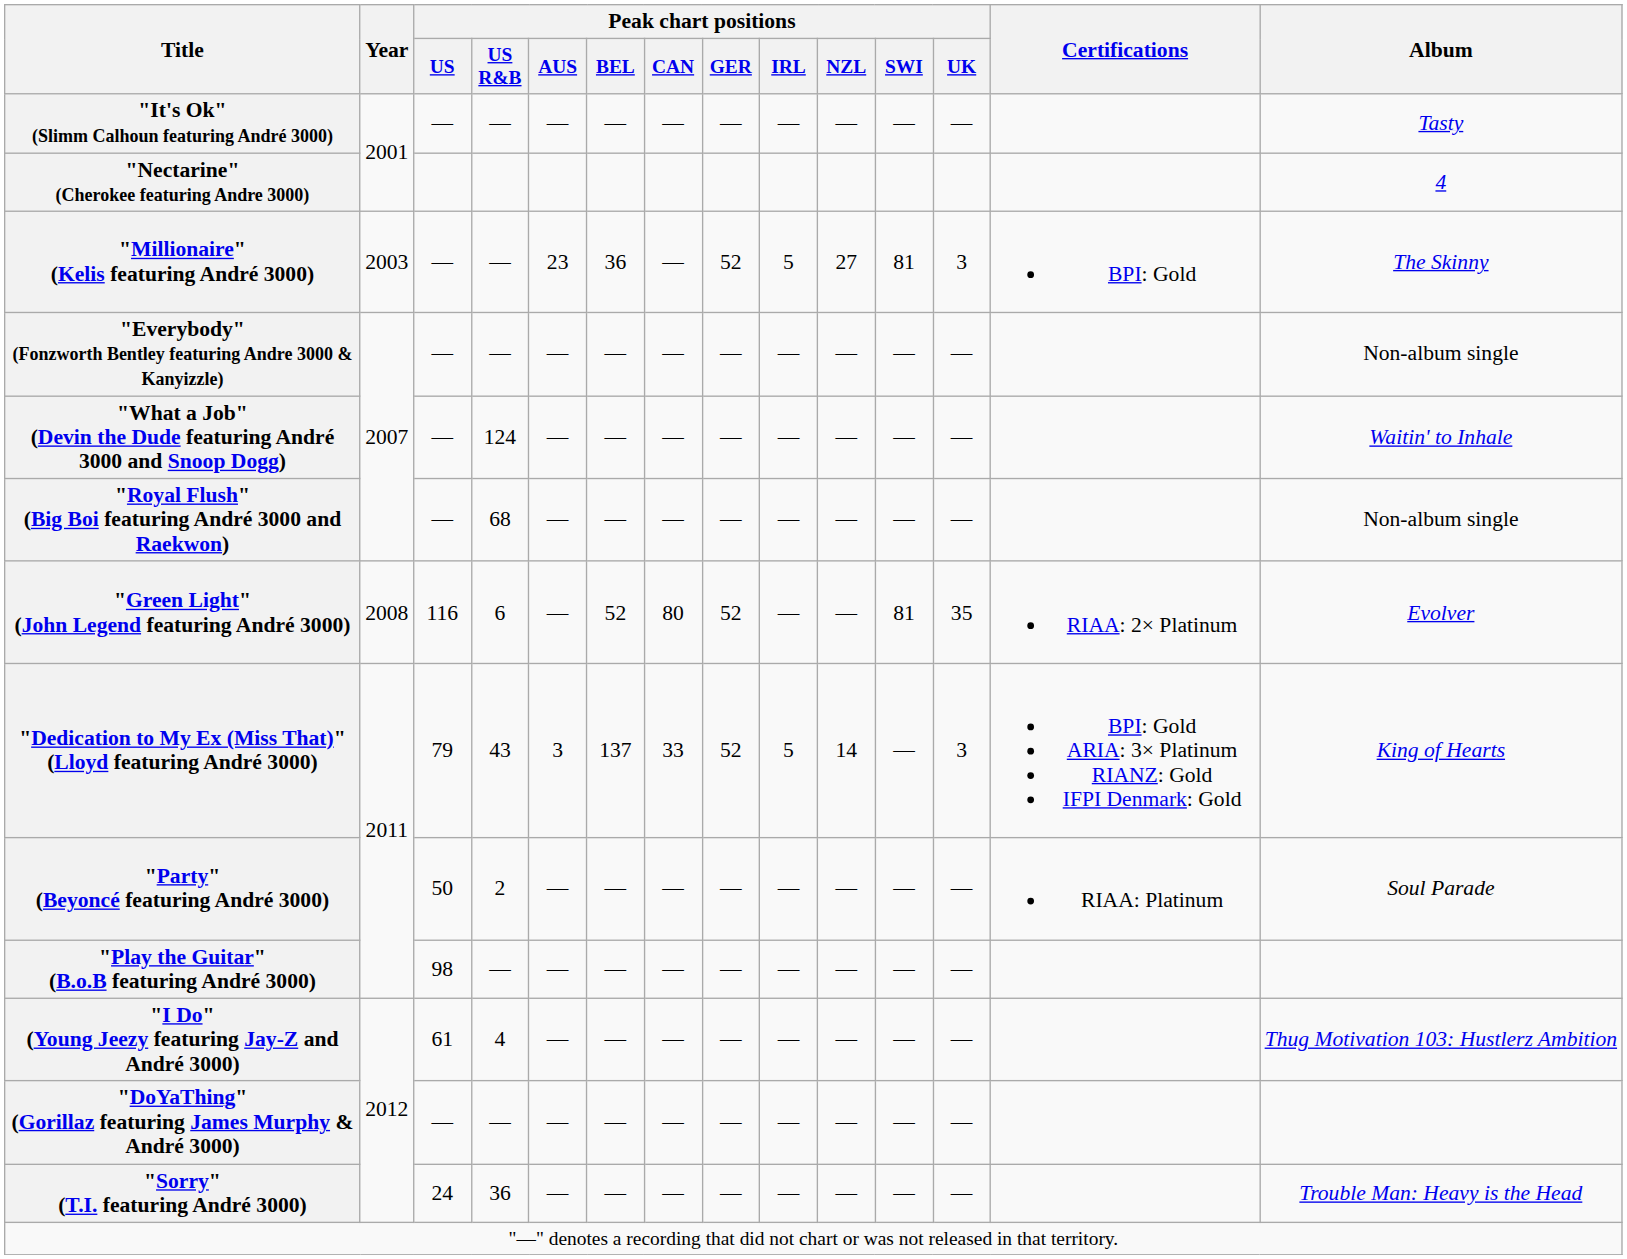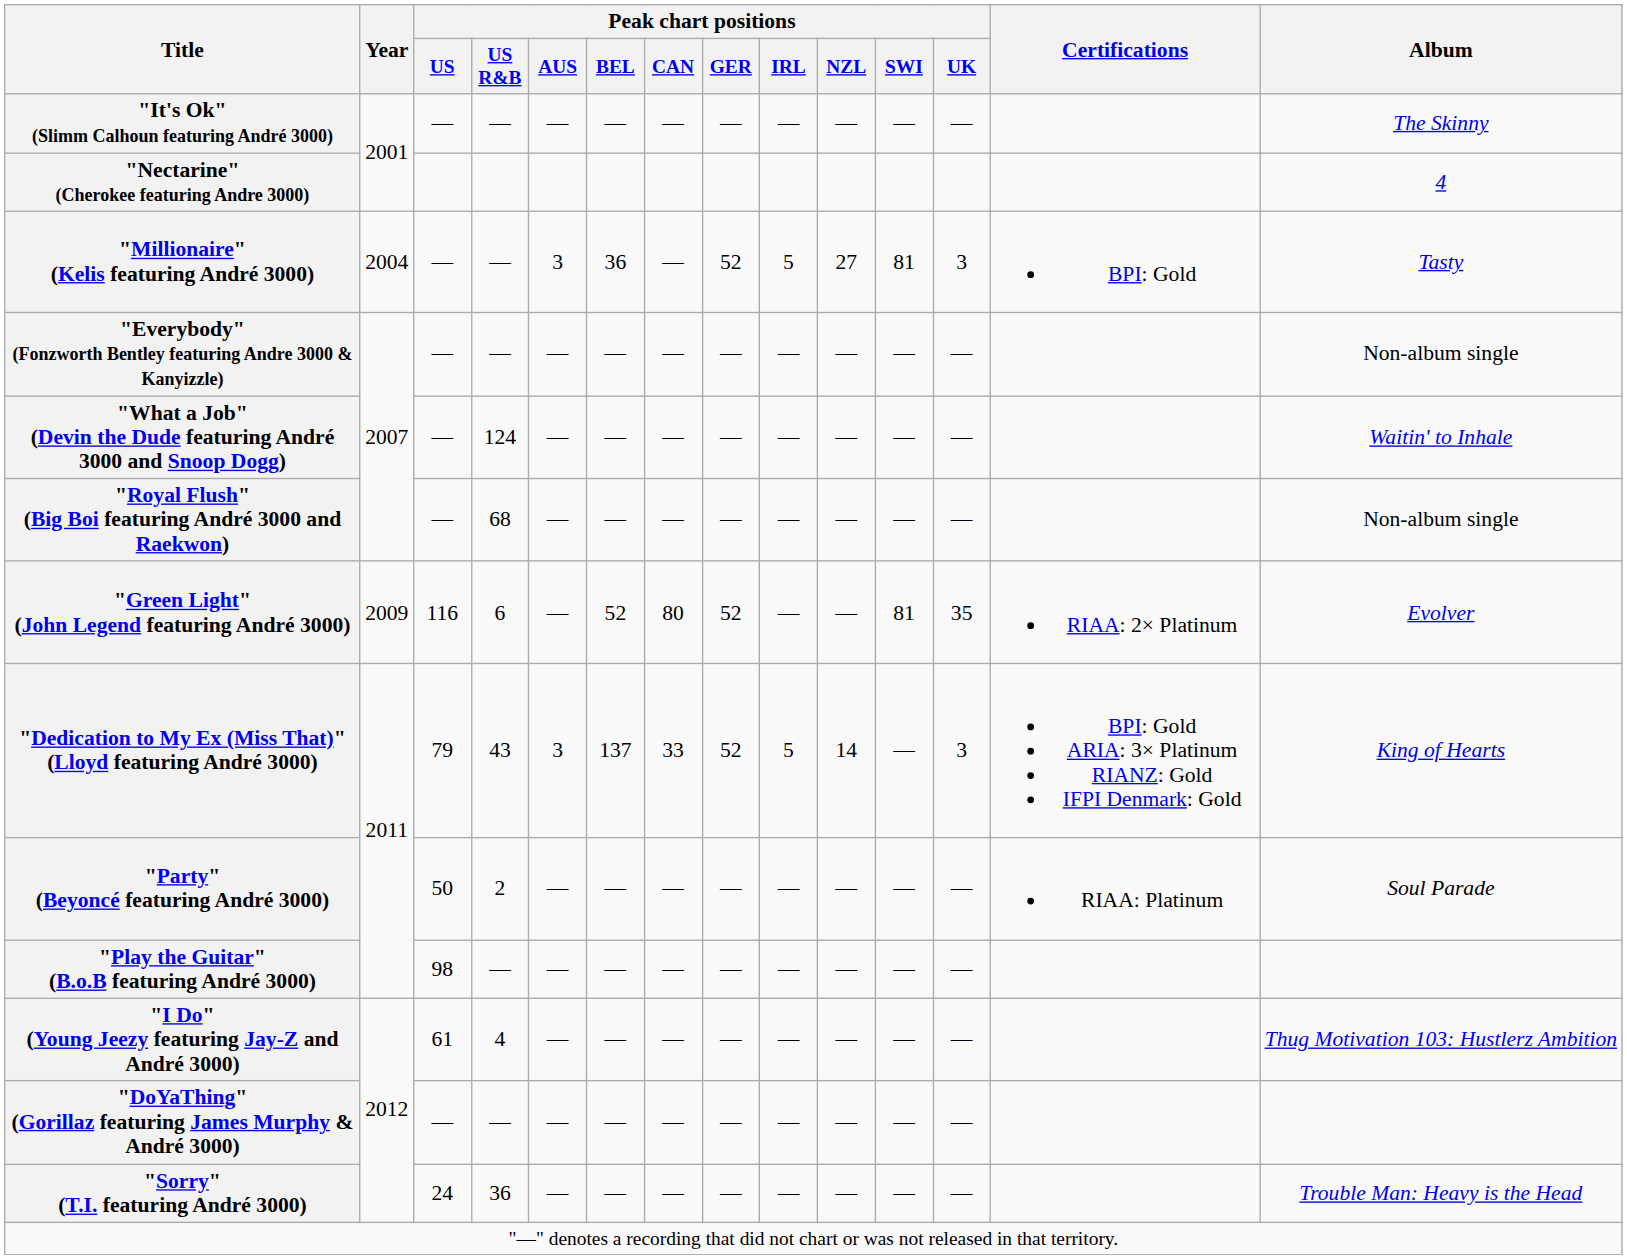(1441, 123) Tasty -> (1441, 123) The Skinny
(387, 261) 2003 -> (387, 261) 2004
(558, 261) 23 -> (558, 261) 3
(1441, 261) The Skinny -> (1441, 261) Tasty
(387, 612) 2008 -> (387, 612) 2009
